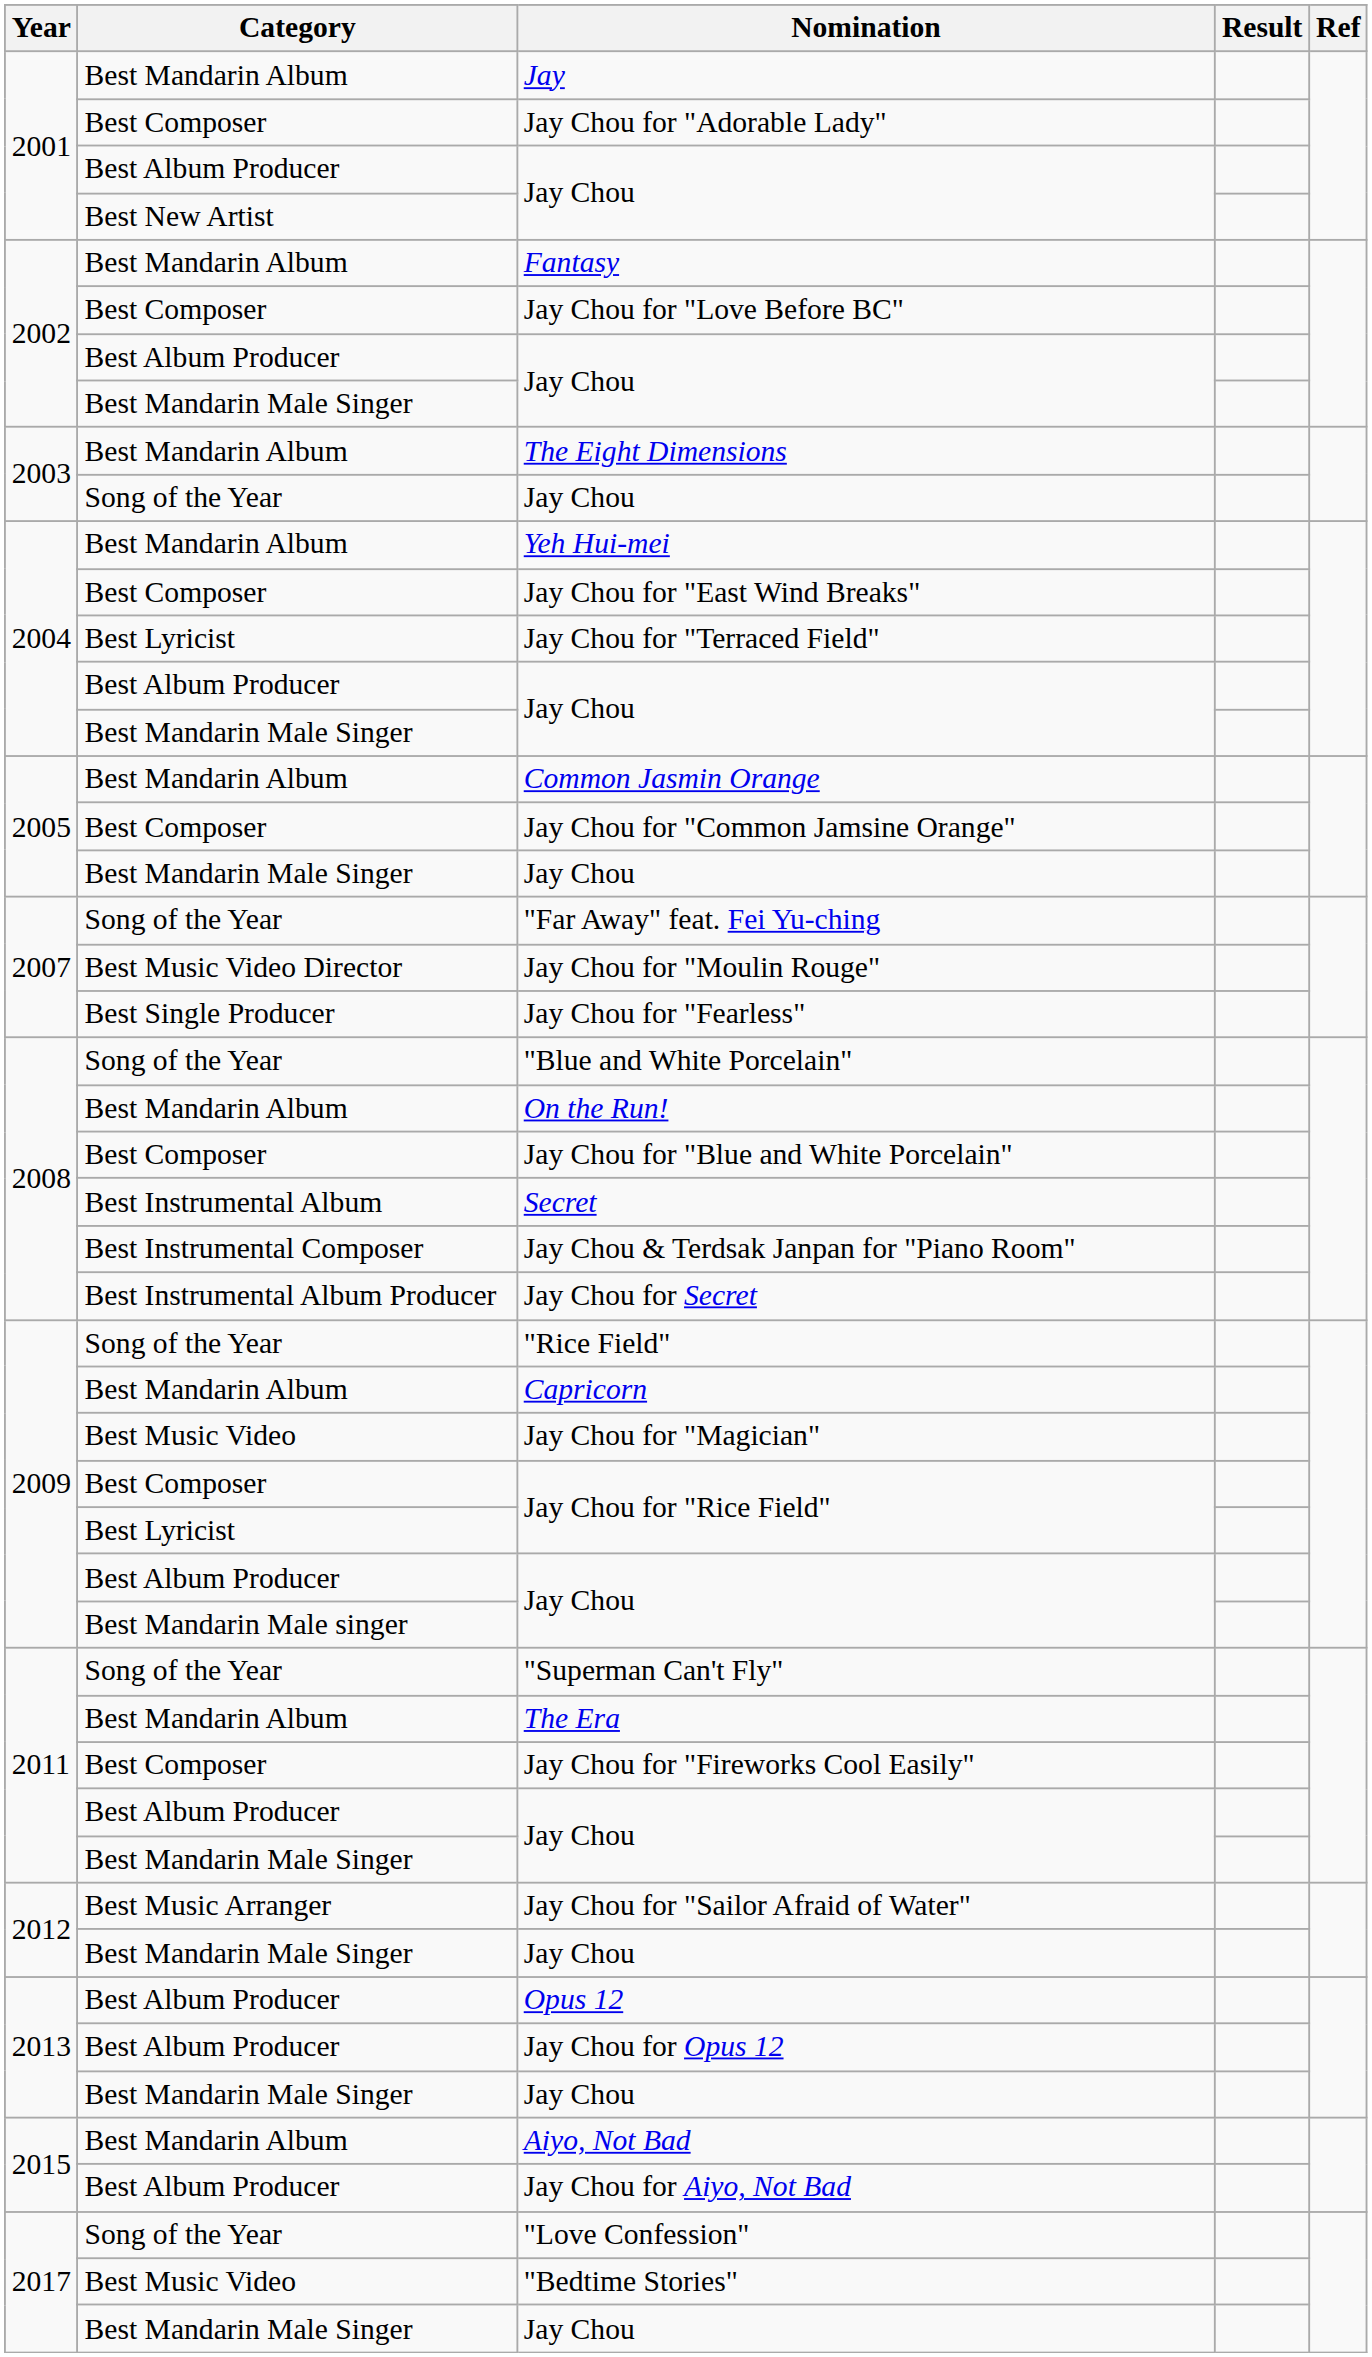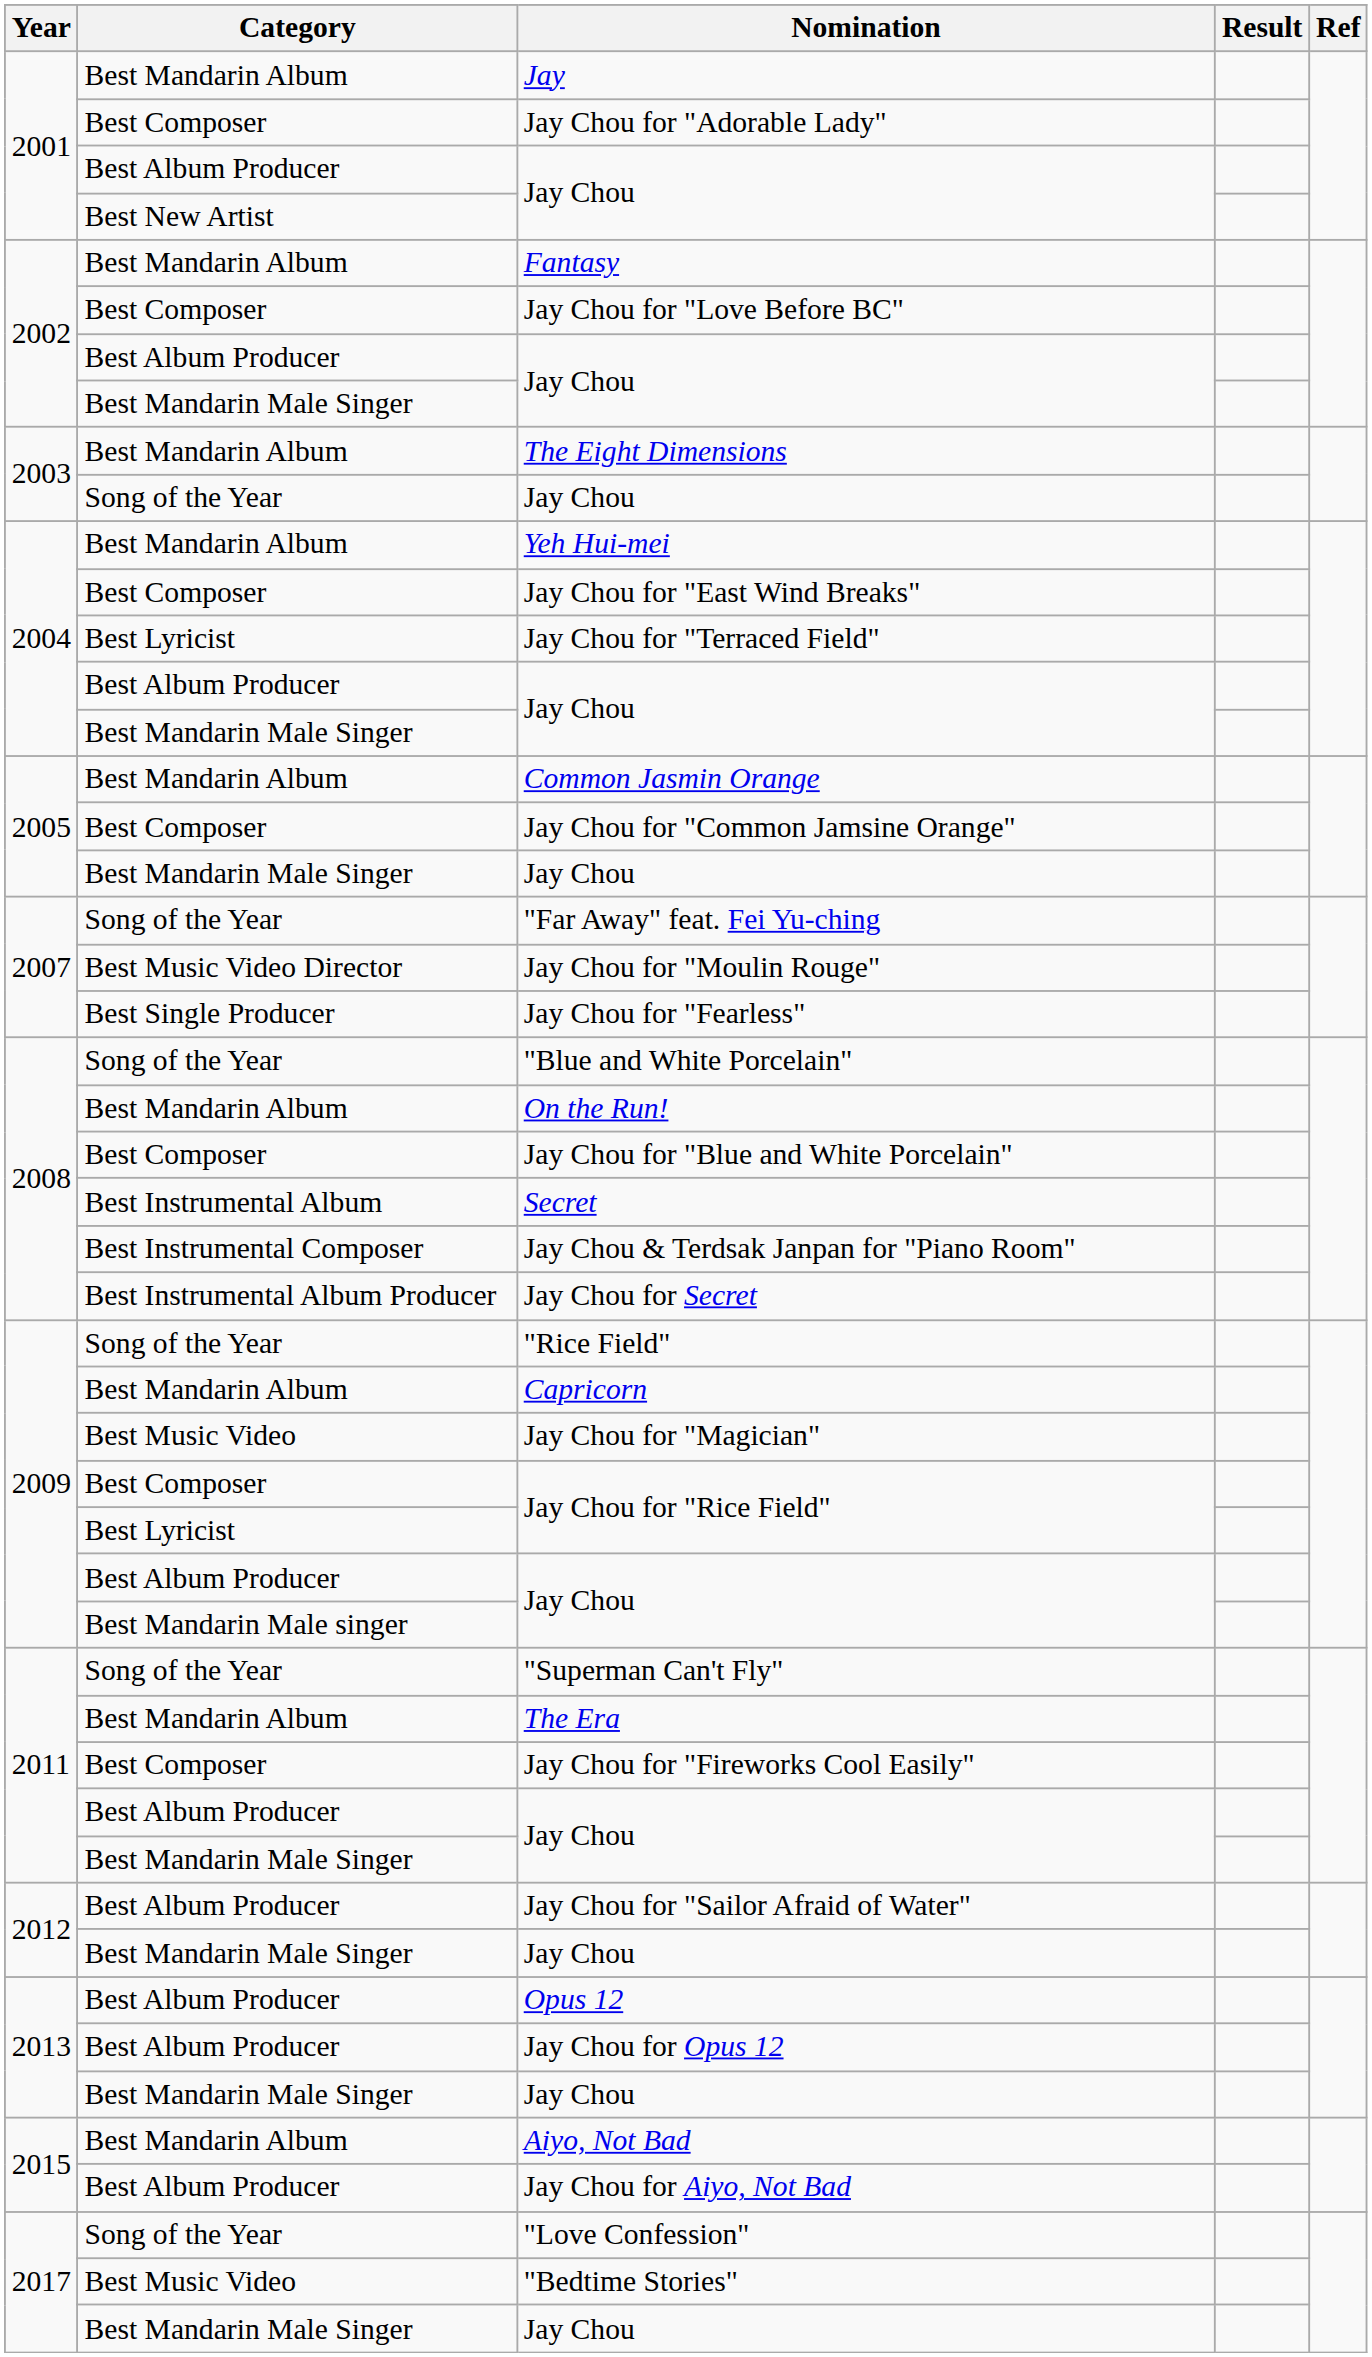(208, 1905) Best Music Arranger -> (212, 1905) Best Album Producer
